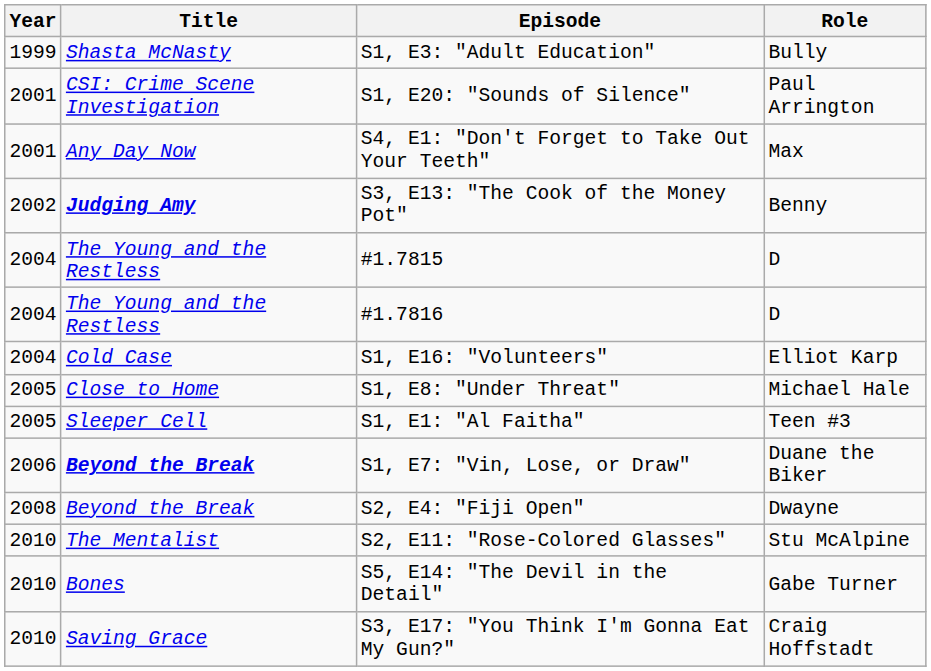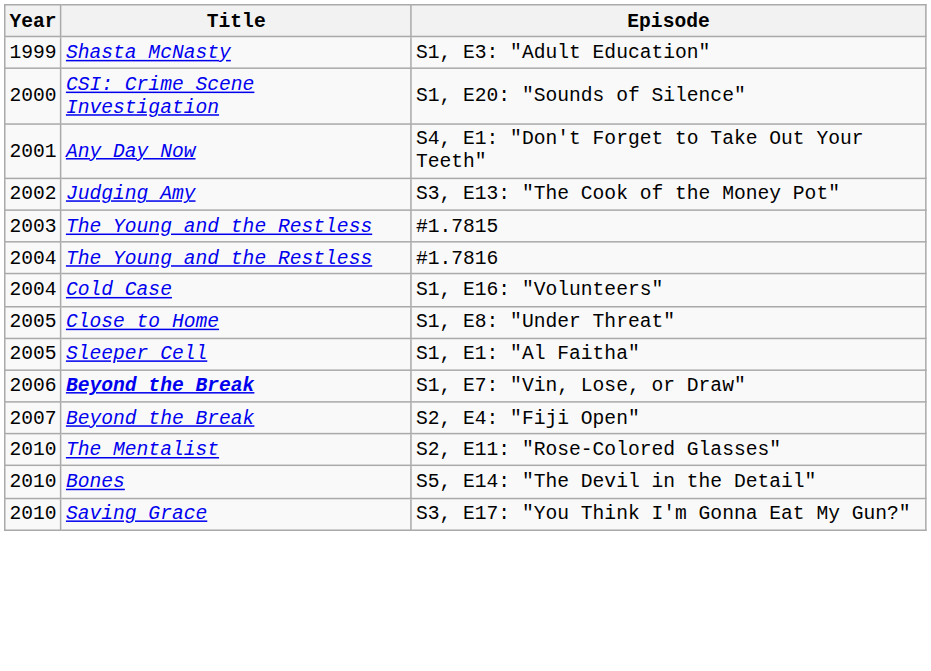- column: (845, 21)
(33, 96) 2001 -> (33, 96) 2000
(131, 205) bold -> (131, 194) normal
(33, 260) 2004 -> (33, 226) 2003
(33, 509) 2008 -> (33, 418) 2007
